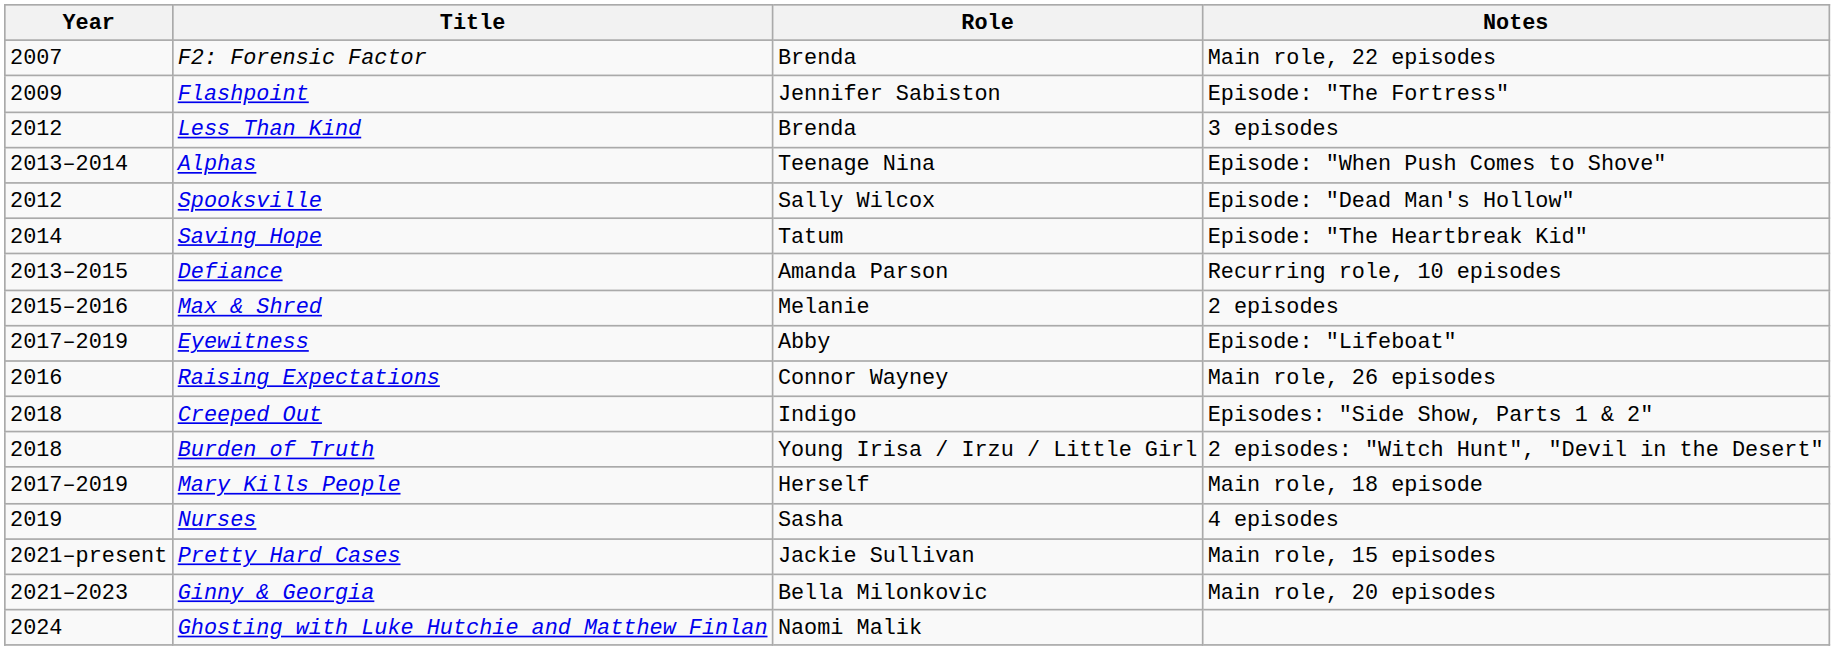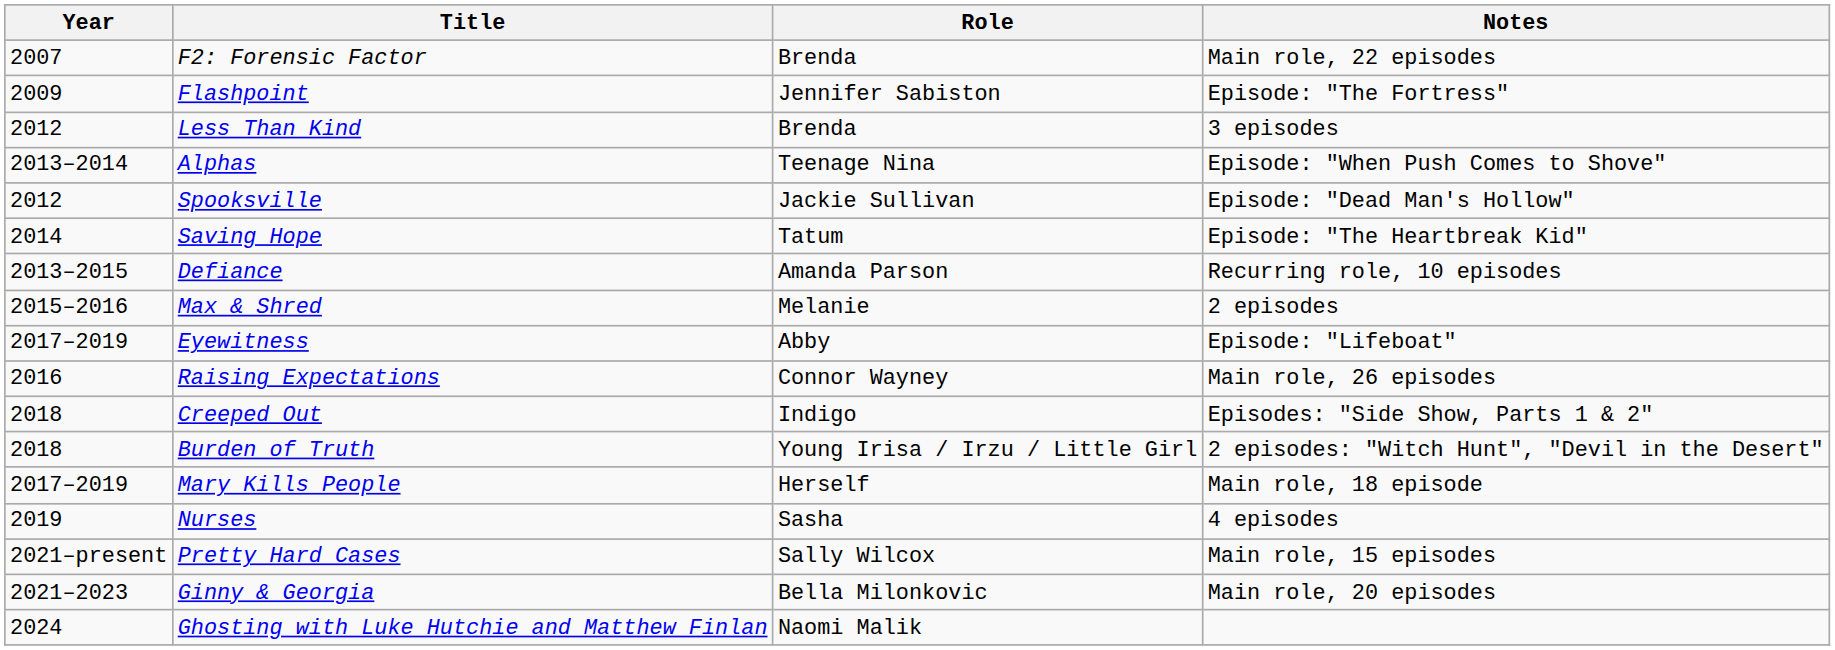(857, 201) Sally Wilcox -> (876, 201) Jackie Sullivan
(876, 557) Jackie Sullivan -> (857, 557) Sally Wilcox
